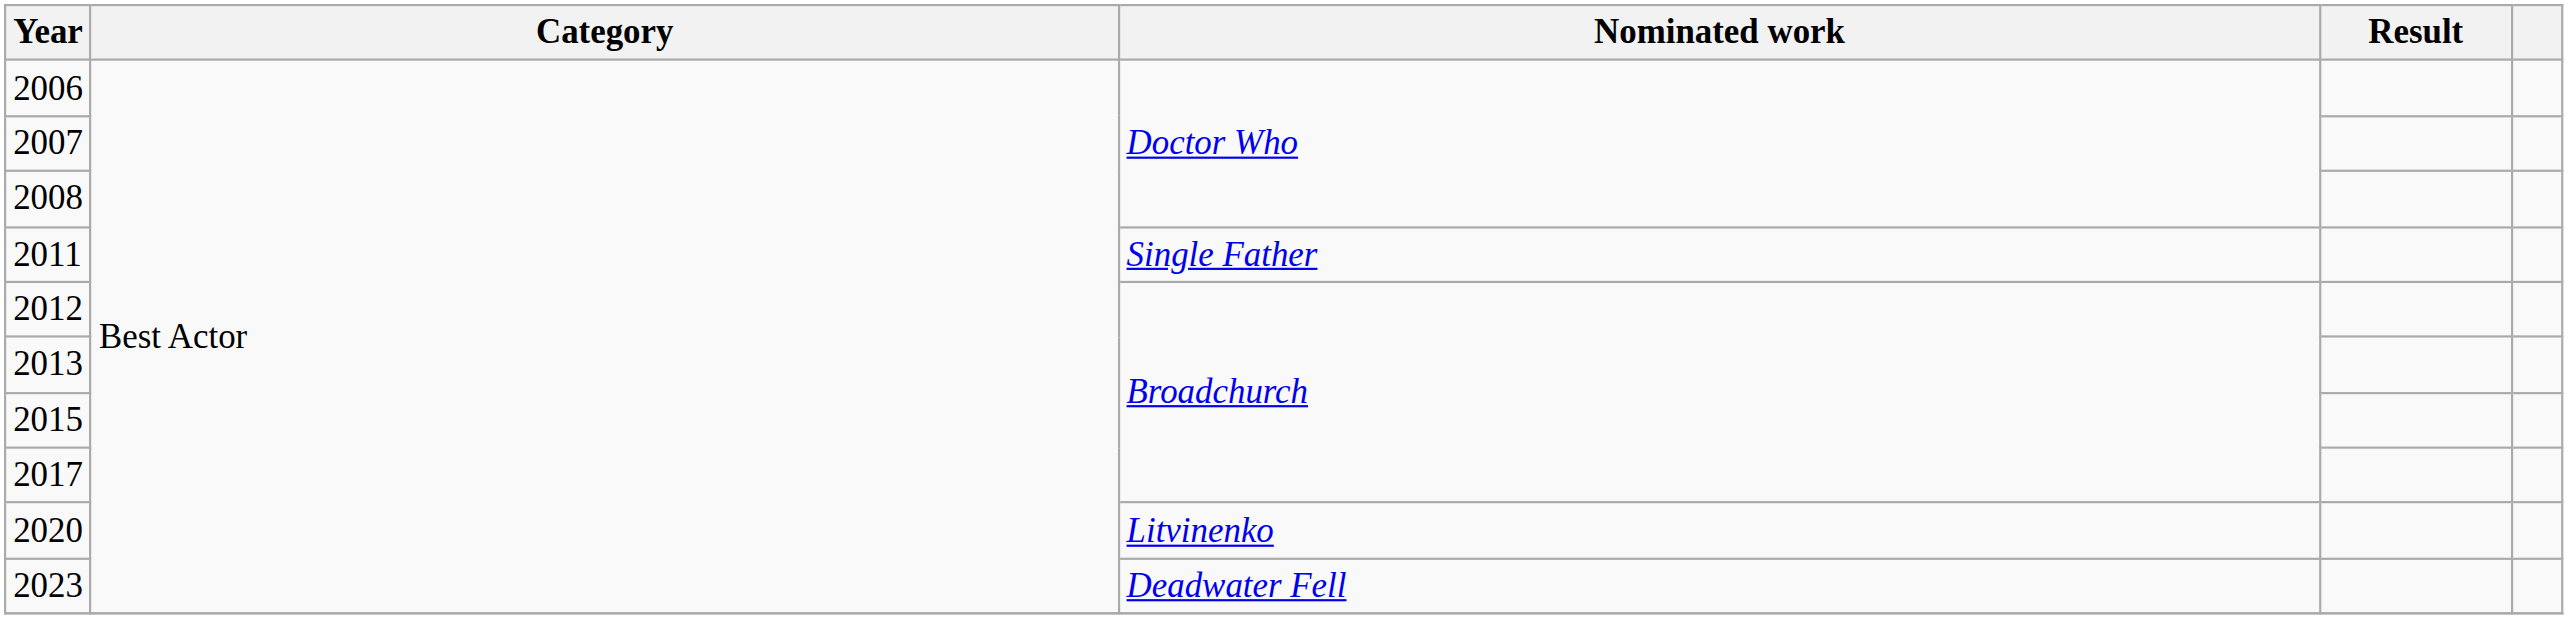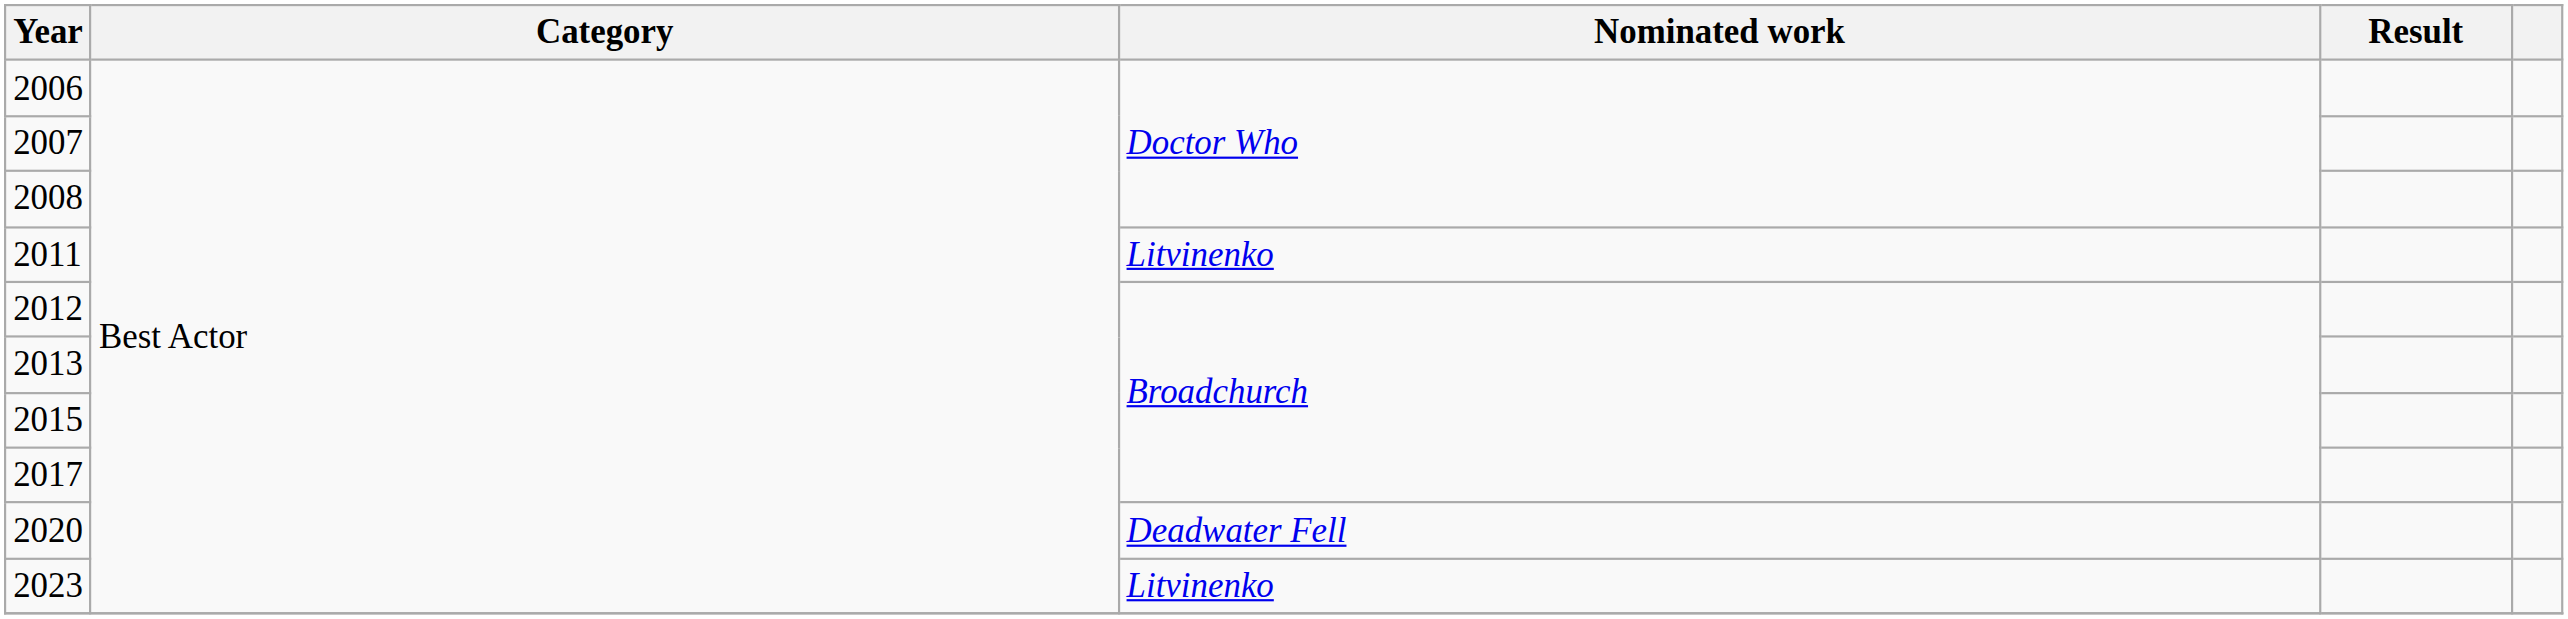(1222, 253) Single Father -> (1200, 253) Litvinenko
(1200, 530) Litvinenko -> (1237, 530) Deadwater Fell
(1237, 585) Deadwater Fell -> (1200, 585) Litvinenko
